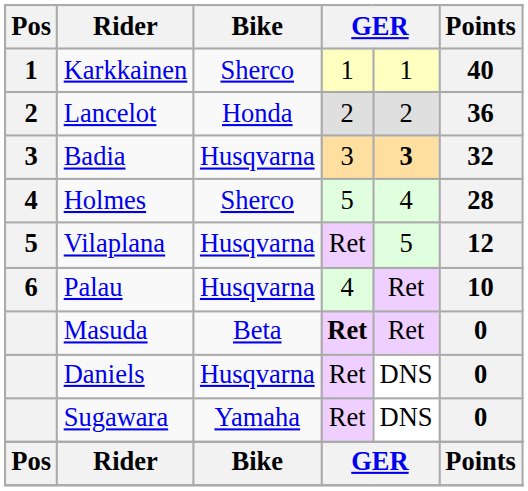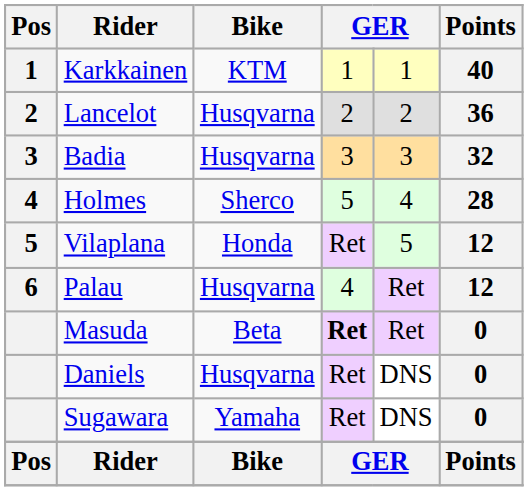(257, 69) Sherco -> (257, 69) KTM
(257, 113) Honda -> (257, 113) Husqvarna
(406, 157) bold -> (406, 157) normal
(257, 244) Husqvarna -> (257, 244) Honda
(481, 288) 10 -> (481, 288) 12
